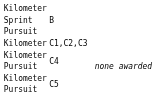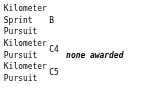- row: (25, 43)
(123, 66) normal -> (95, 55) bold
